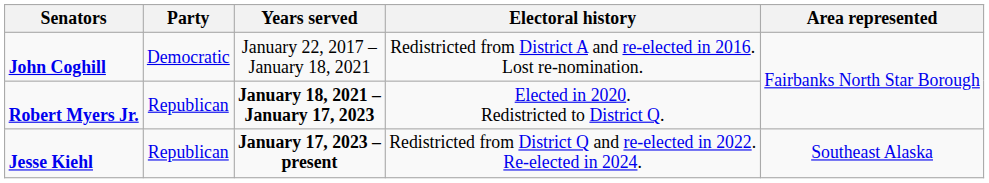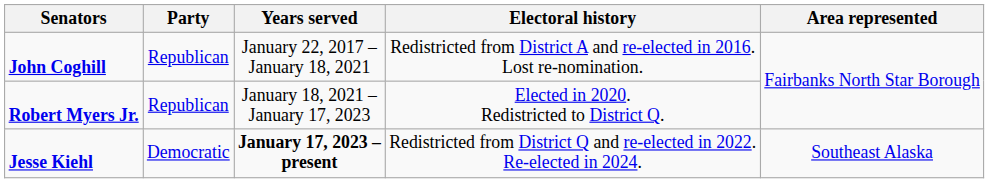(188, 56) Democratic -> (188, 56) Republican
(309, 104) bold -> (309, 104) normal
(188, 153) Republican -> (188, 153) Democratic
